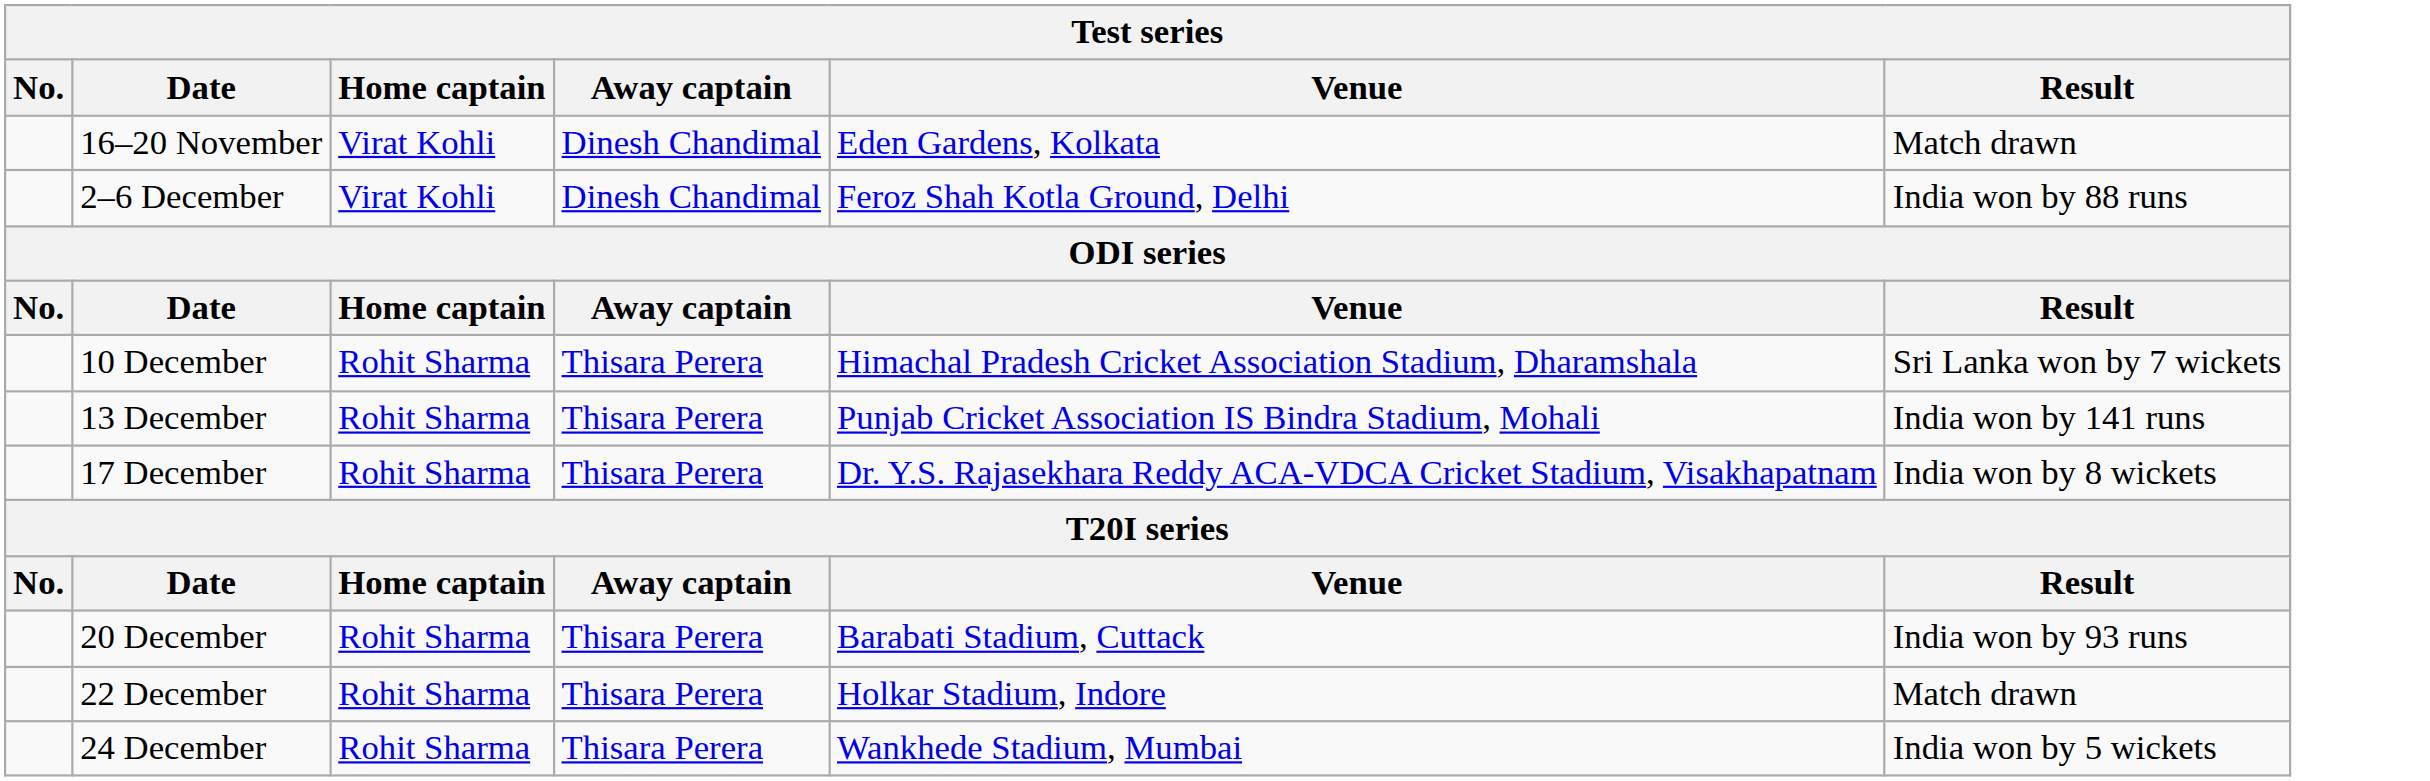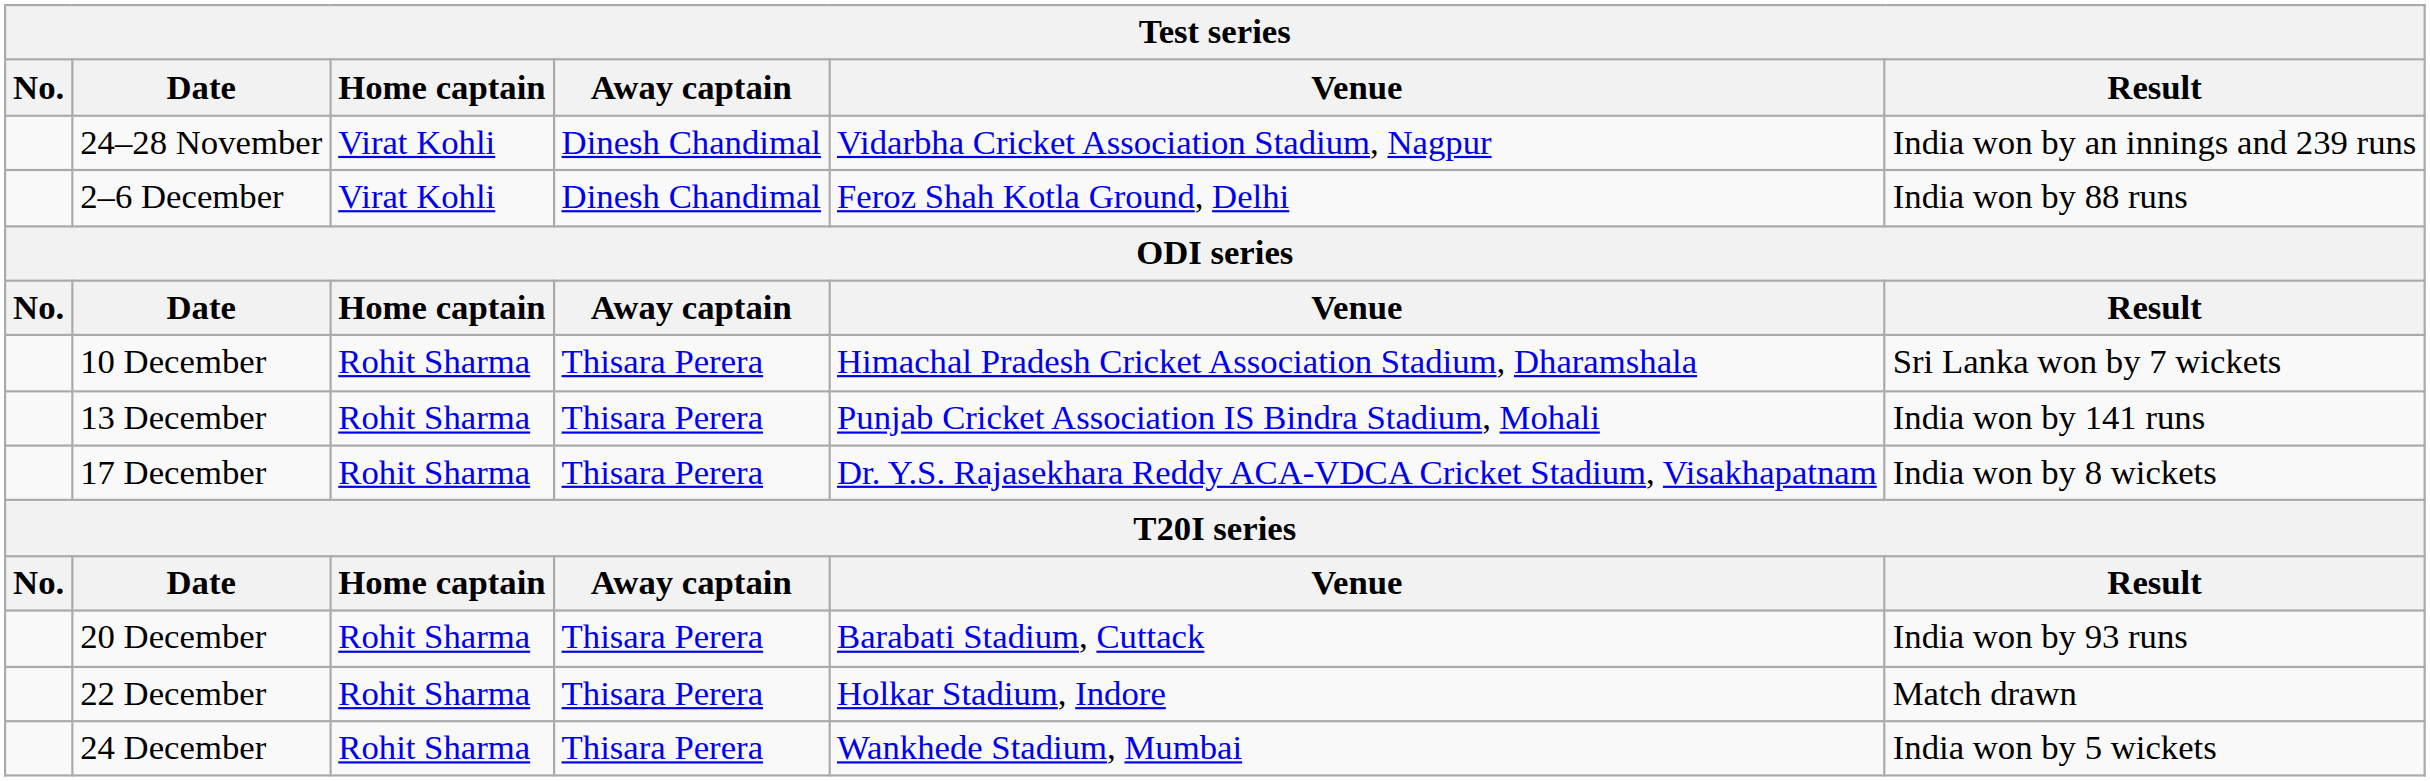- row: (201, 142)
+ row: (201, 142)
